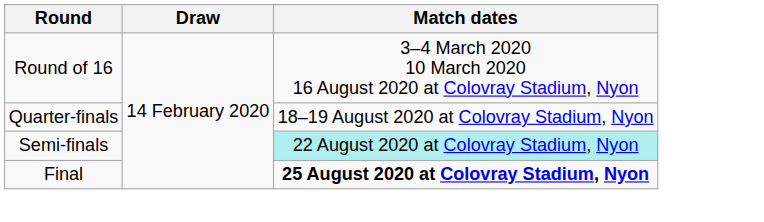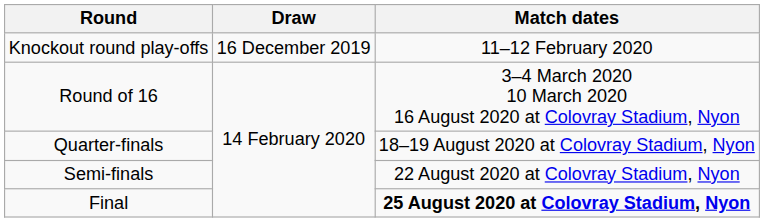+ row: (109, 47)
(466, 145) paleturquoise background -> (567, 174) no background
